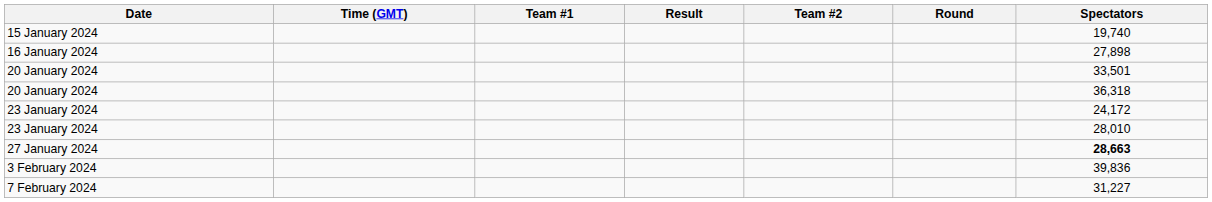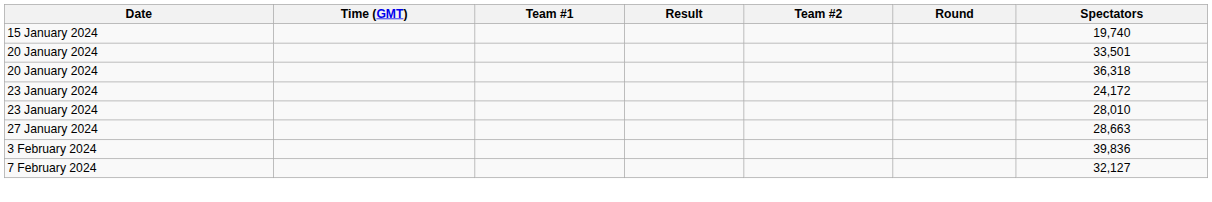- row: (52, 52)
(1112, 149) bold -> (1112, 129) normal
(1112, 187) 31,227 -> (1112, 168) 32,127
